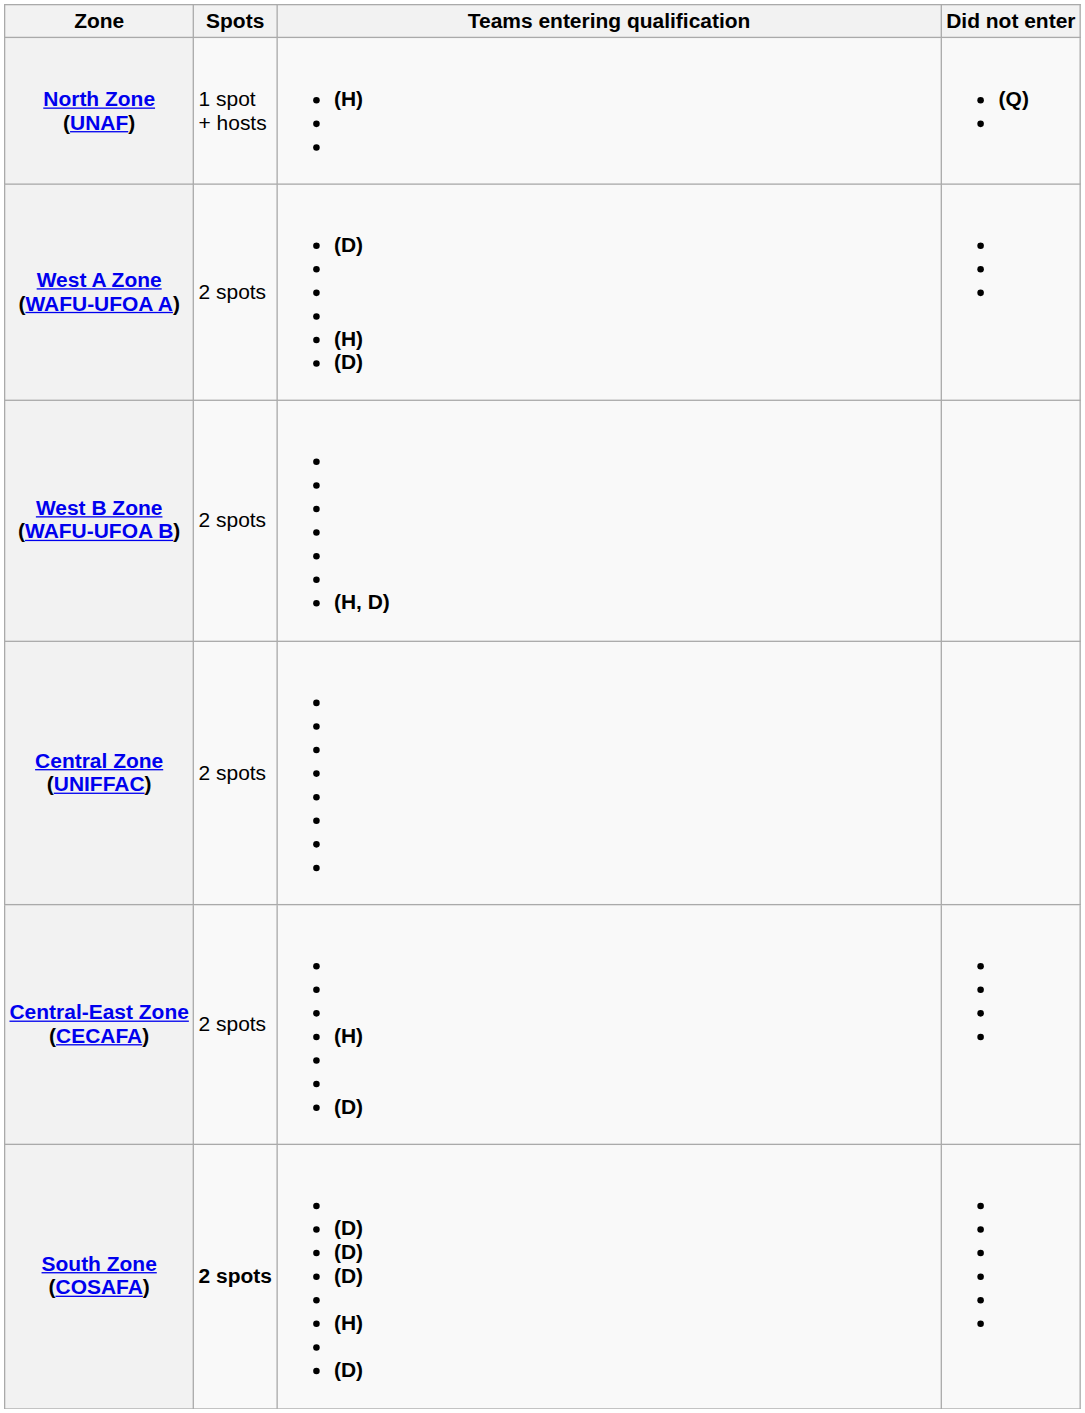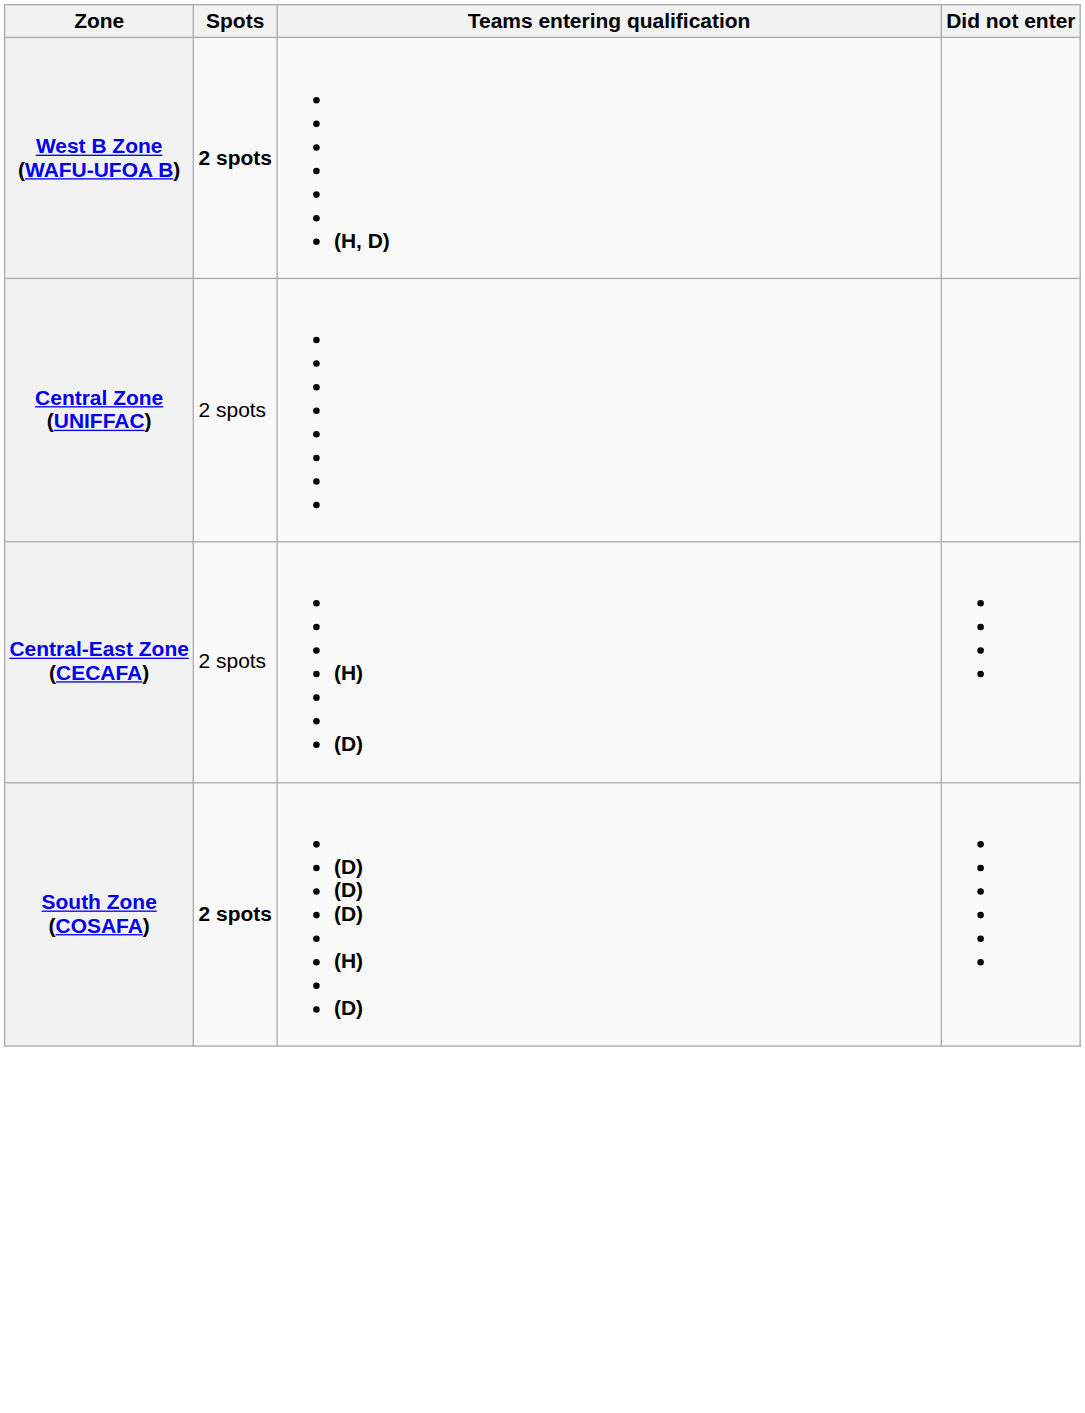- row: (99, 110)
- row: (99, 291)
(232, 520) normal -> (235, 157) bold
